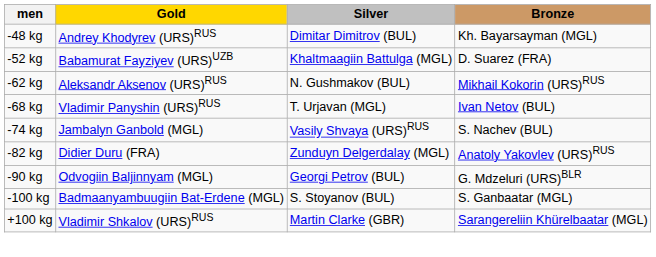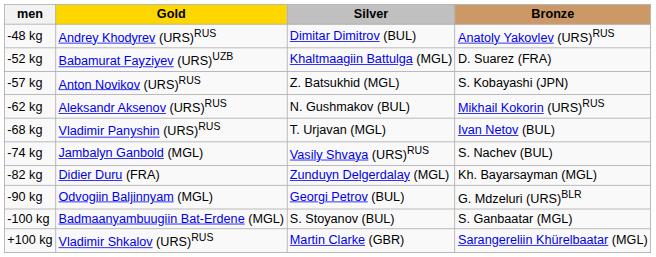(527, 36) Kh. Bayarsayman (MGL) -> (536, 36) Anatoly Yakovlev (URS)RUS
+ row: (25, 83)
(536, 153) Anatoly Yakovlev (URS)RUS -> (527, 175) Kh. Bayarsayman (MGL)
